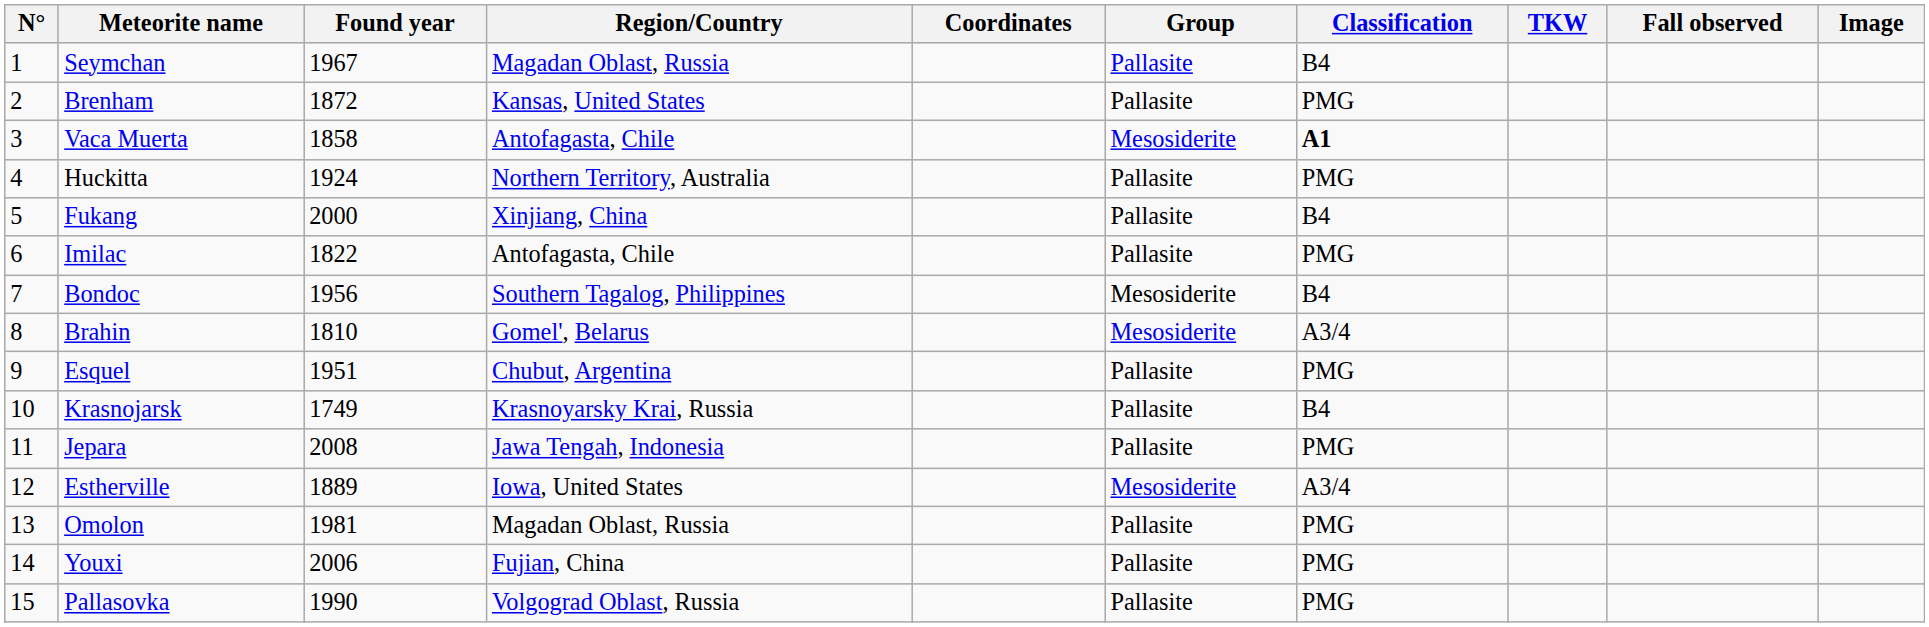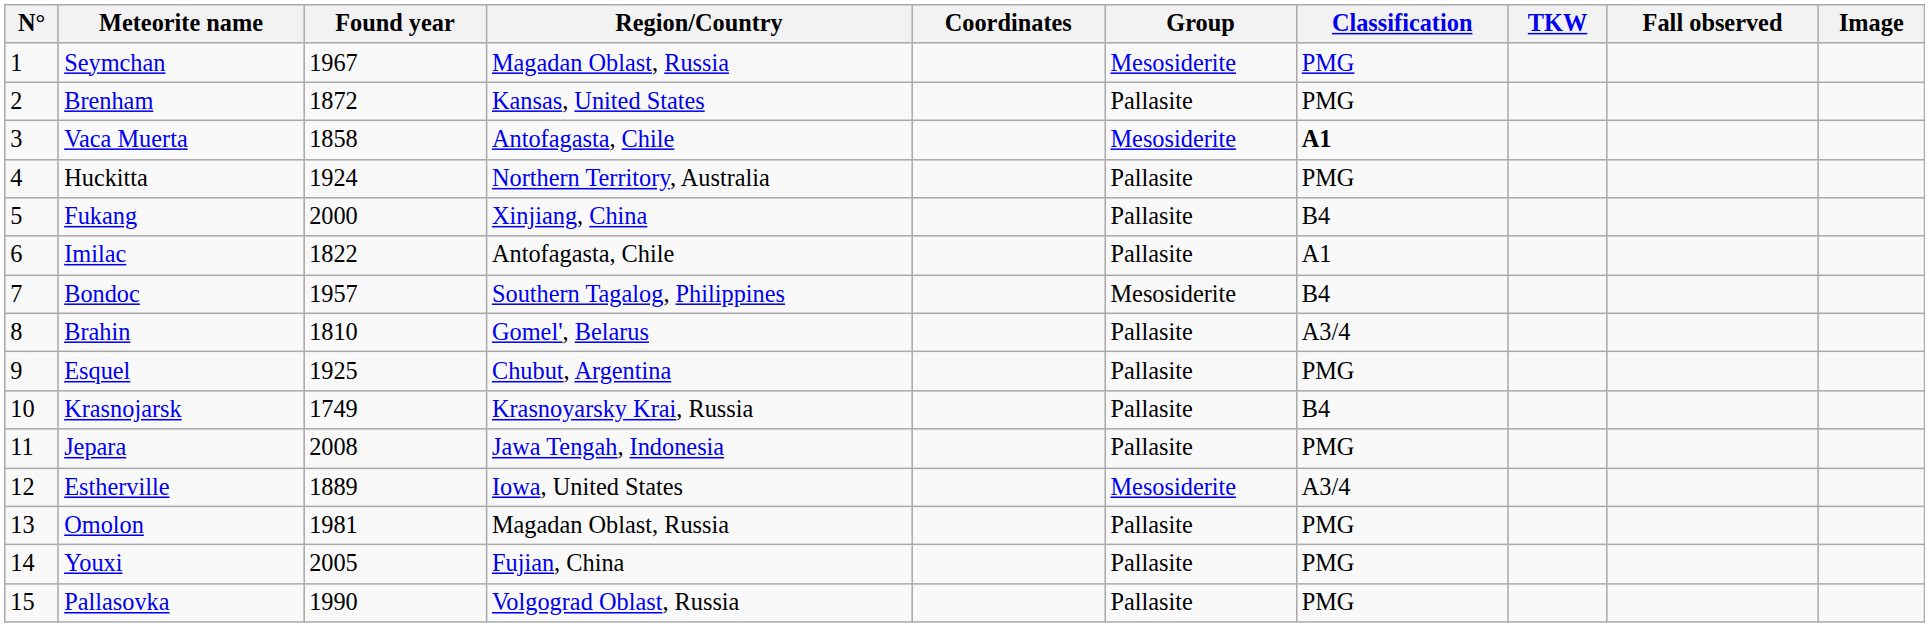(1152, 62) Pallasite -> (1173, 62) Mesosiderite
(1316, 62) B4 -> (1328, 62) PMG
(1328, 255) PMG -> (1317, 255) A1
(333, 293) 1956 -> (333, 293) 1957
(1173, 332) Mesosiderite -> (1152, 332) Pallasite
(333, 370) 1951 -> (333, 370) 1925
(333, 563) 2006 -> (333, 563) 2005
